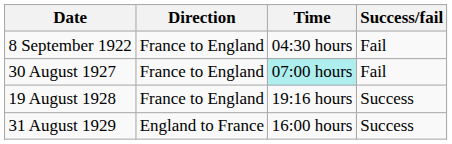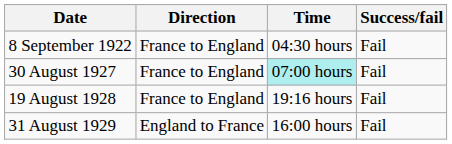(387, 98) Success -> (373, 98) Fail
(387, 125) Success -> (373, 125) Fail
